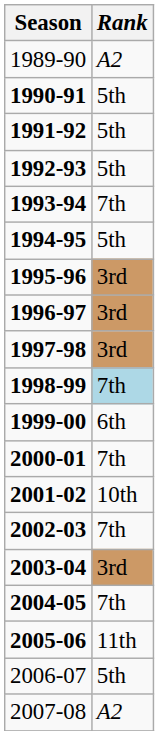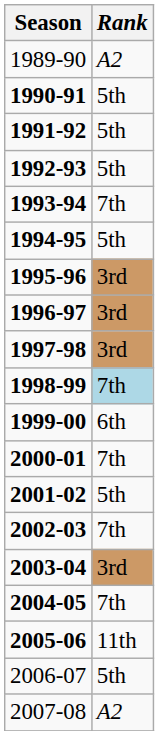(117, 494) 10th -> (111, 494) 5th
